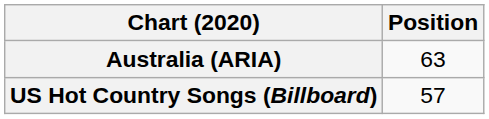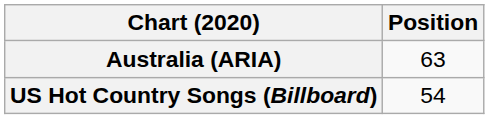(433, 95) 57 -> (433, 95) 54
